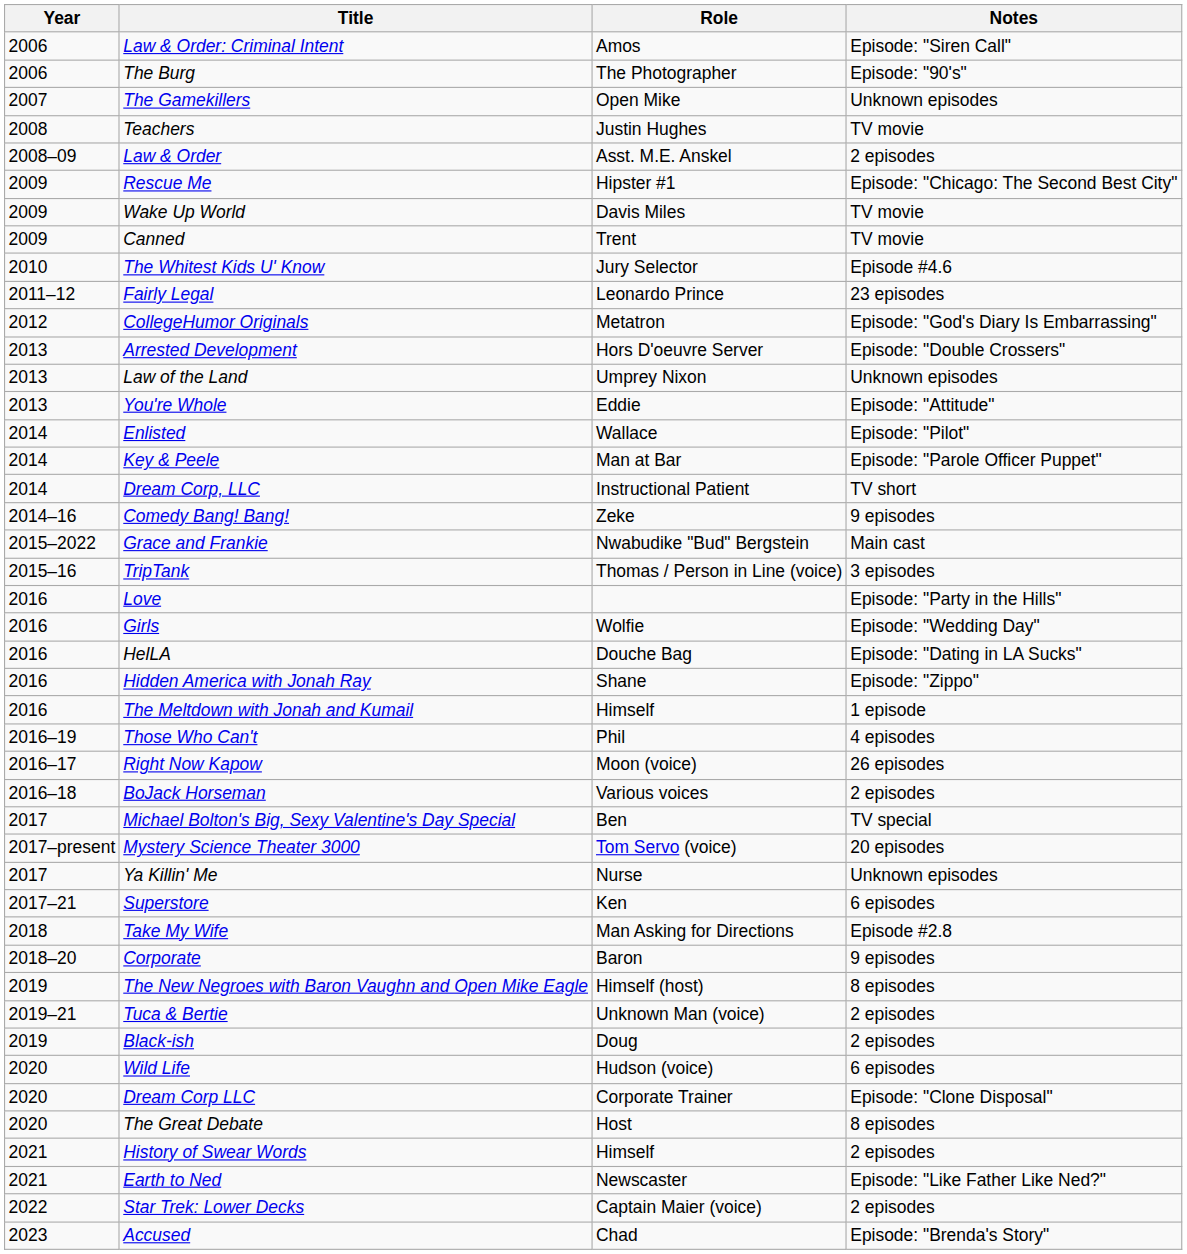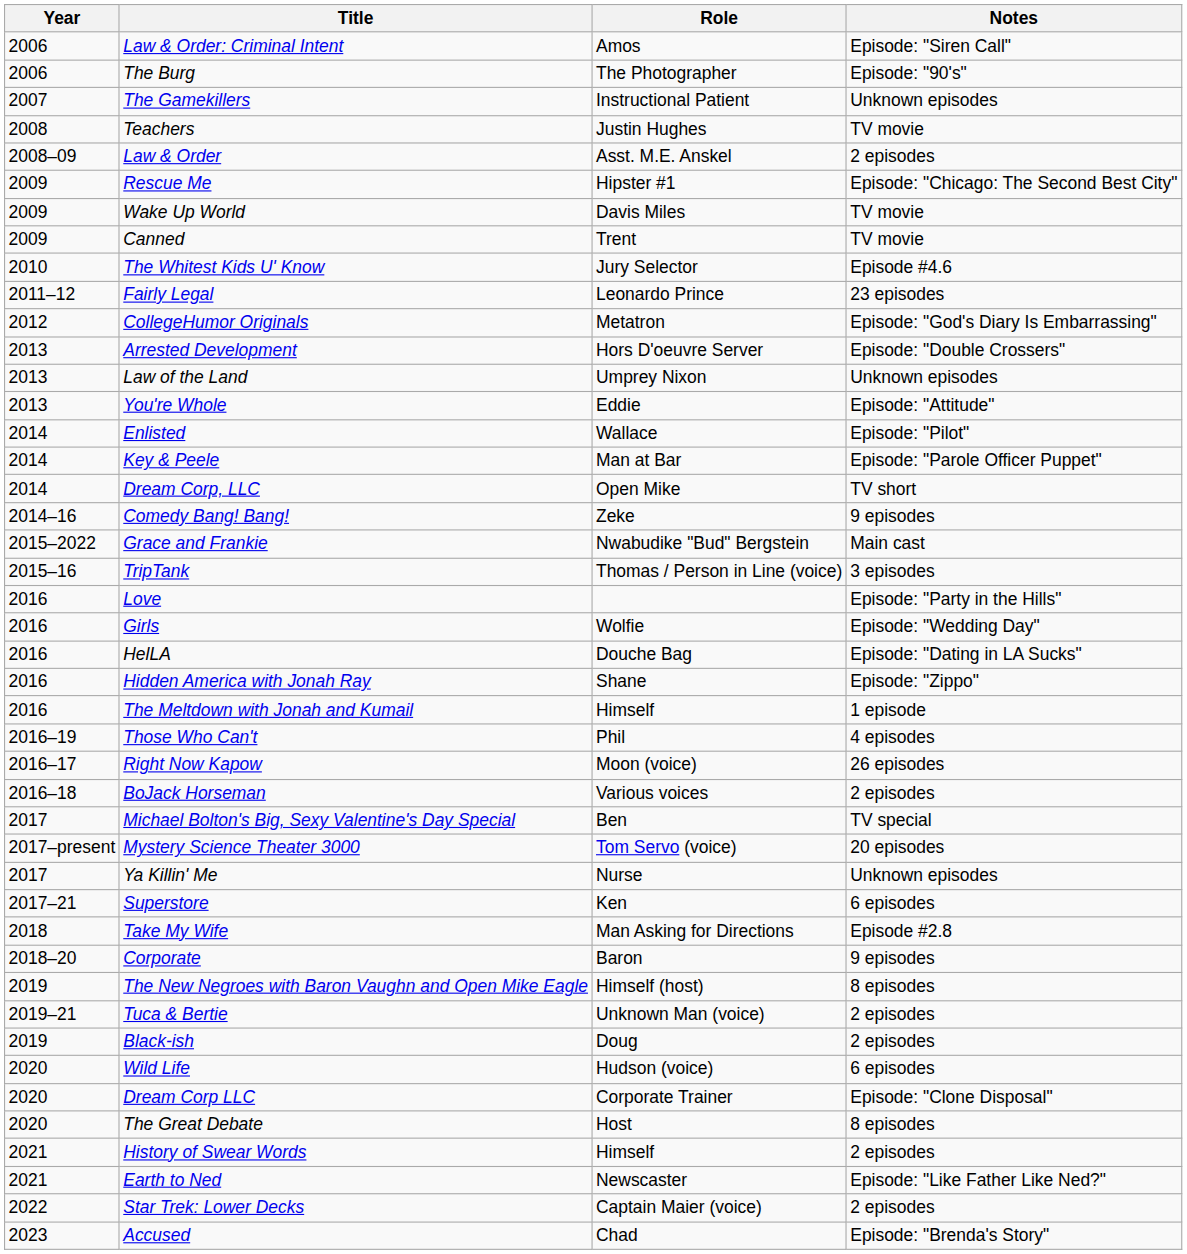(638, 101) Open Mike -> (673, 101) Instructional Patient
(673, 488) Instructional Patient -> (638, 488) Open Mike
